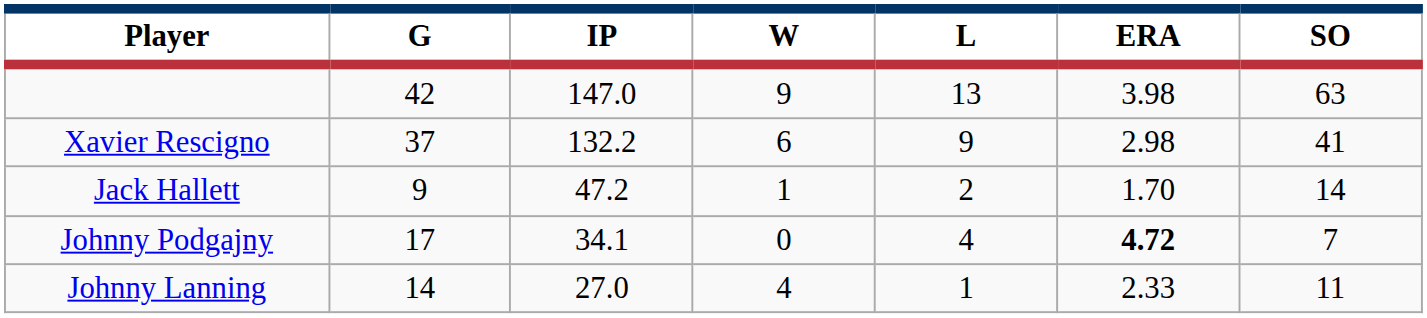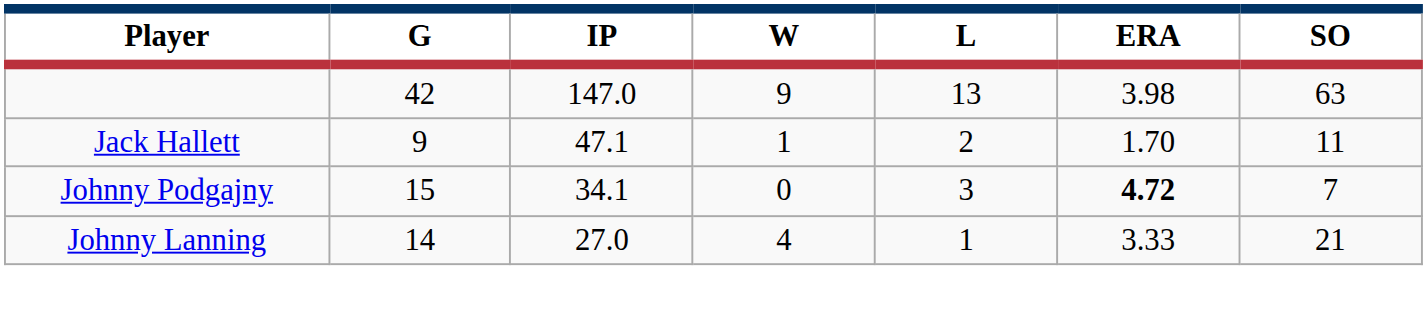- row: (167, 141)
(602, 190) 47.2 -> (602, 141) 47.1
(1330, 190) 14 -> (1330, 141) 11
(420, 239) 17 -> (420, 190) 15
(966, 239) 4 -> (966, 190) 3
(1148, 287) 2.33 -> (1148, 239) 3.33
(1330, 287) 11 -> (1330, 239) 21
